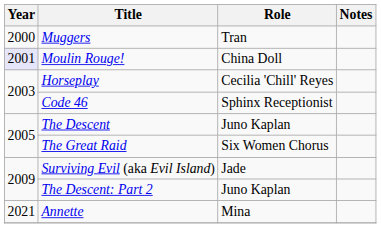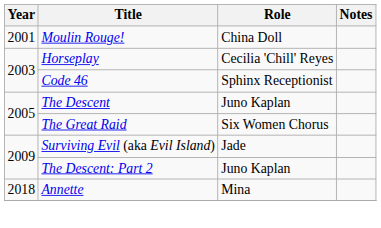- row: (66, 37)
(21, 59) lavender background -> (21, 37) no background
(21, 211) 2021 -> (21, 189) 2018
